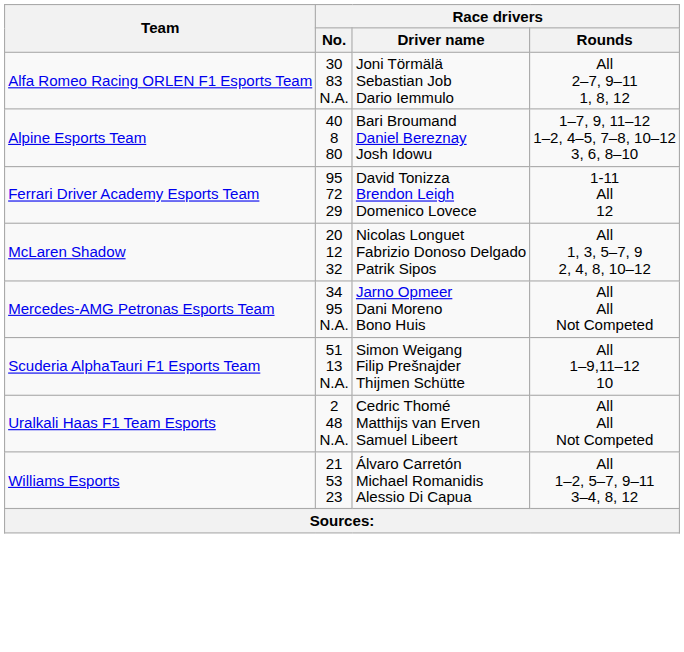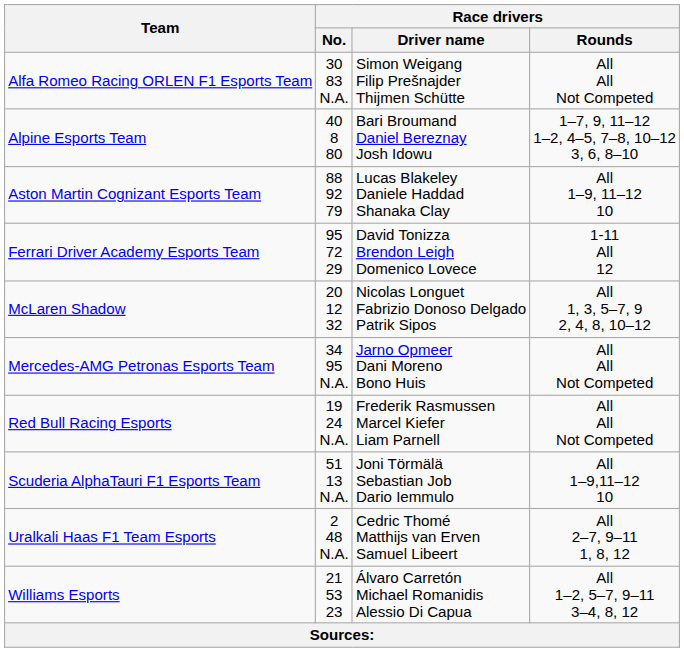(405, 80) Joni Törmälä Sebastian Job Dario Iemmulo -> (410, 80) Simon Weigang Filip Prešnajder Thijmen Schütte
(605, 80) All 2–7, 9–11 1, 8, 12 -> (605, 80) All All Not Competed
+ row: (135, 194)
+ row: (90, 423)
(410, 366) Simon Weigang Filip Prešnajder Thijmen Schütte -> (405, 480) Joni Törmälä Sebastian Job Dario Iemmulo
(605, 423) All All Not Competed -> (605, 537) All 2–7, 9–11 1, 8, 12
